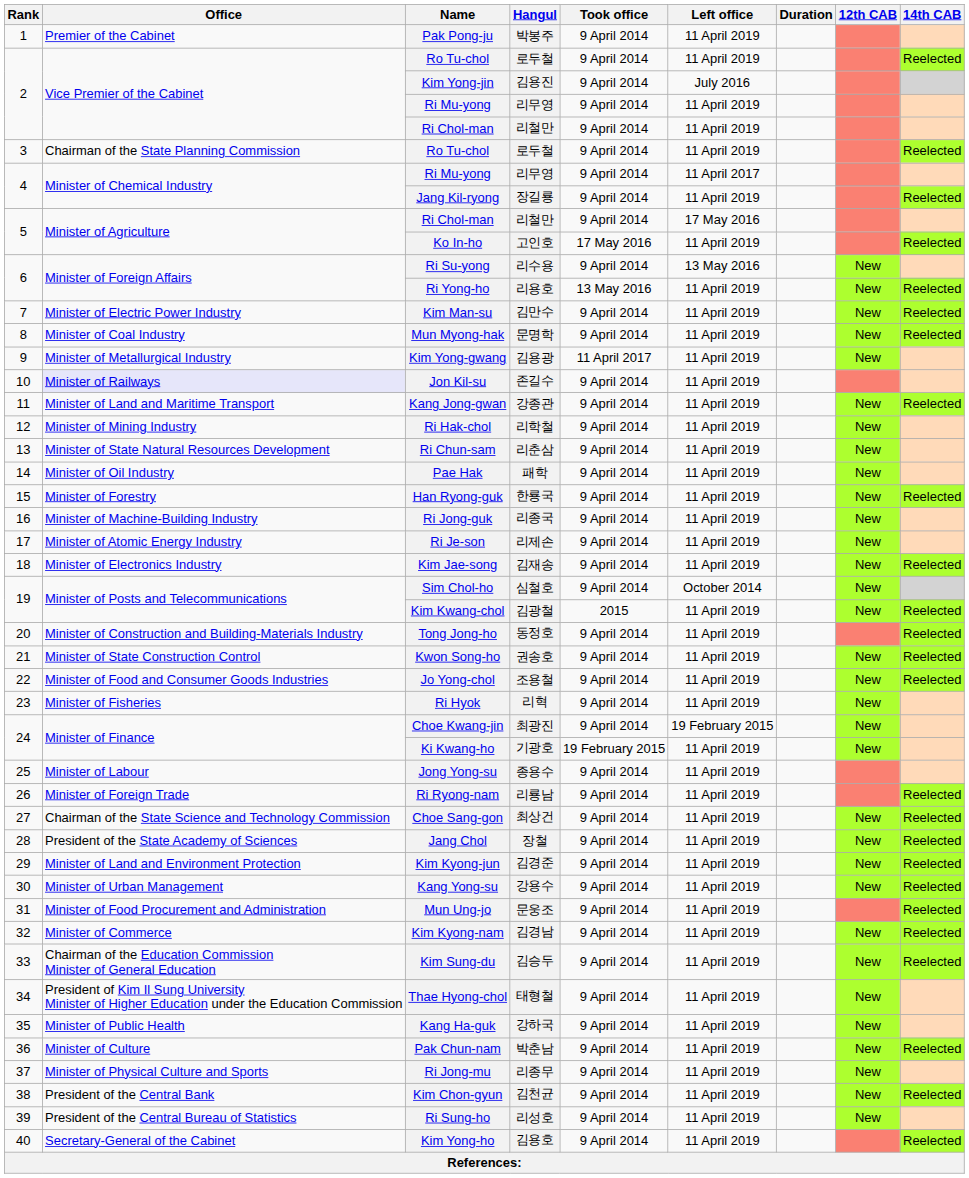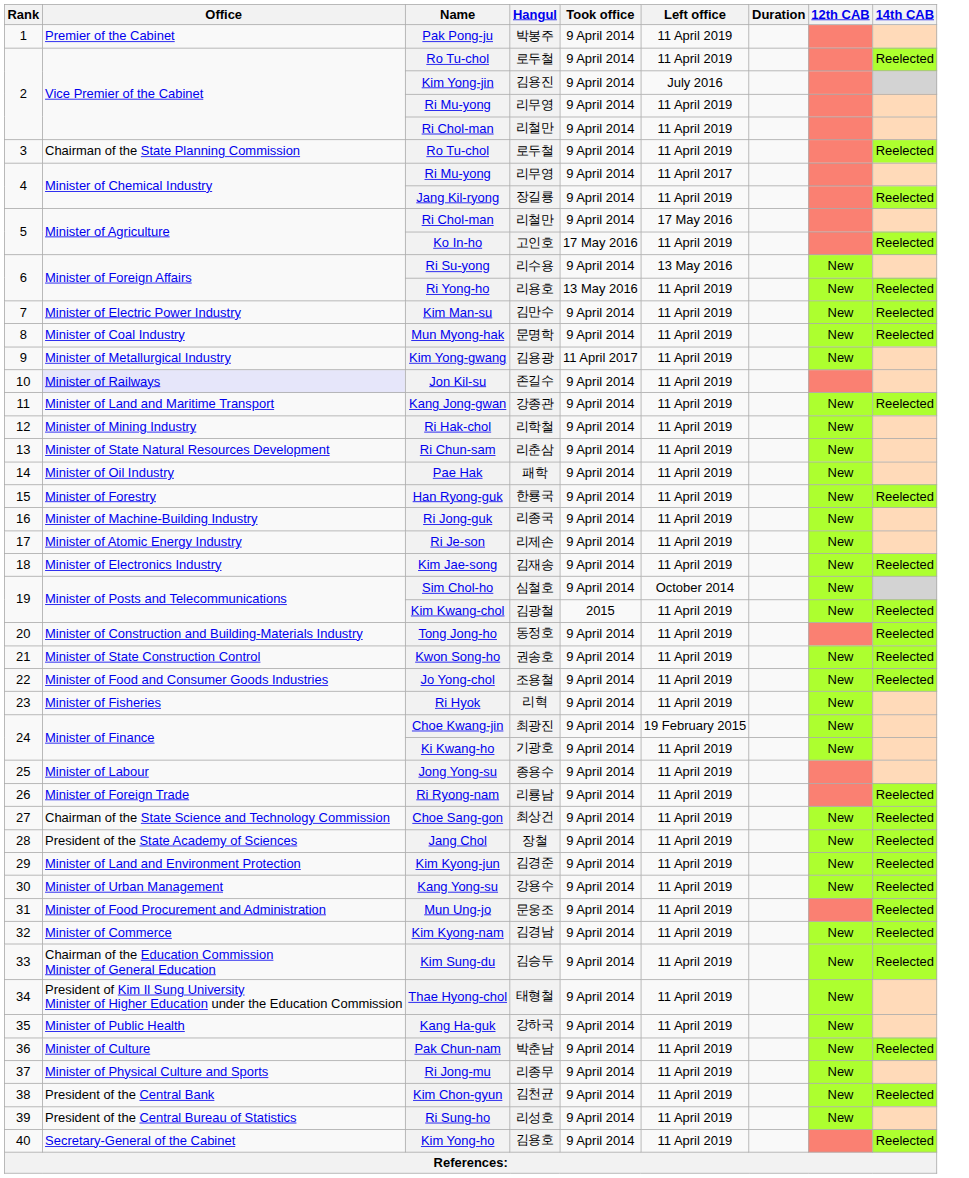(614, 749) 19 February 2015 -> (600, 749) 9 April 2014
